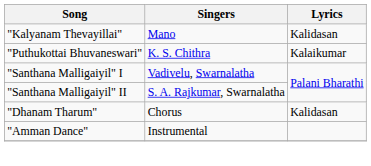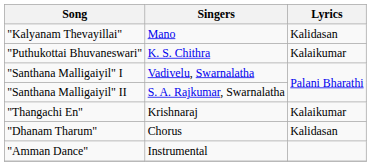+ row: (45, 112)
